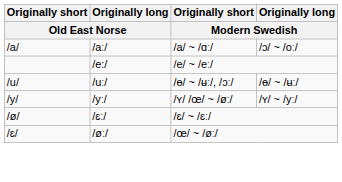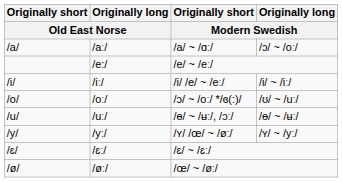+ row: (98, 82)
+ row: (100, 99)
(13, 116) /ø/ -> (12, 151) /ɛ/
(12, 133) /ɛ/ -> (13, 168) /ø/
